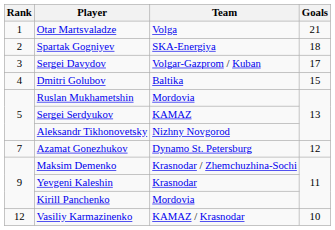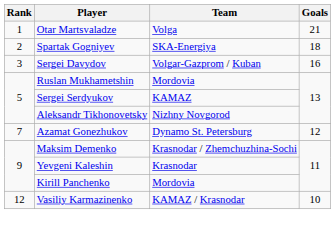(315, 64) 17 -> (315, 64) 16
- row: (71, 81)
